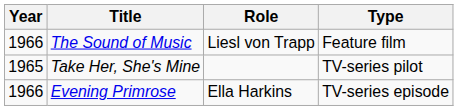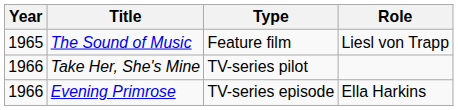columns swapped: (261, 17) <-> (386, 17)
(26, 42) 1966 -> (26, 42) 1965
(26, 67) 1965 -> (26, 67) 1966
